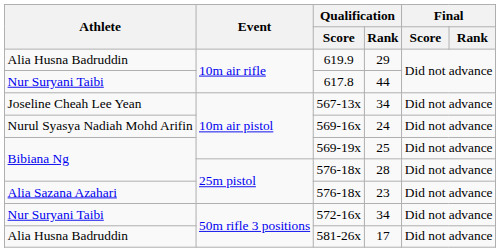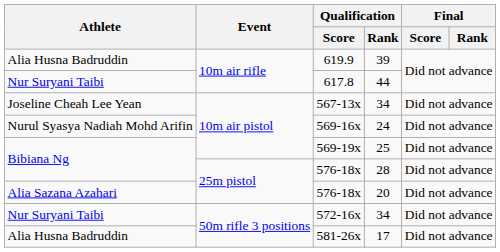(383, 60) 29 -> (383, 60) 39
(383, 192) 23 -> (383, 192) 20
